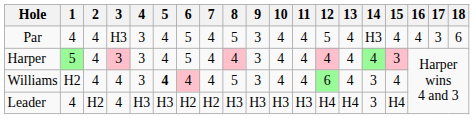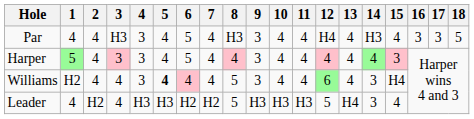(234, 37) 5 -> (234, 37) H3
(327, 37) 5 -> (327, 37) H4
(418, 37) 4 -> (418, 37) 3
(458, 37) 6 -> (458, 37) 5
(397, 80) 4 -> (397, 80) H4
(234, 102) H3 -> (234, 102) 5
(327, 102) H4 -> (327, 102) 5
(397, 102) H4 -> (397, 102) 4
